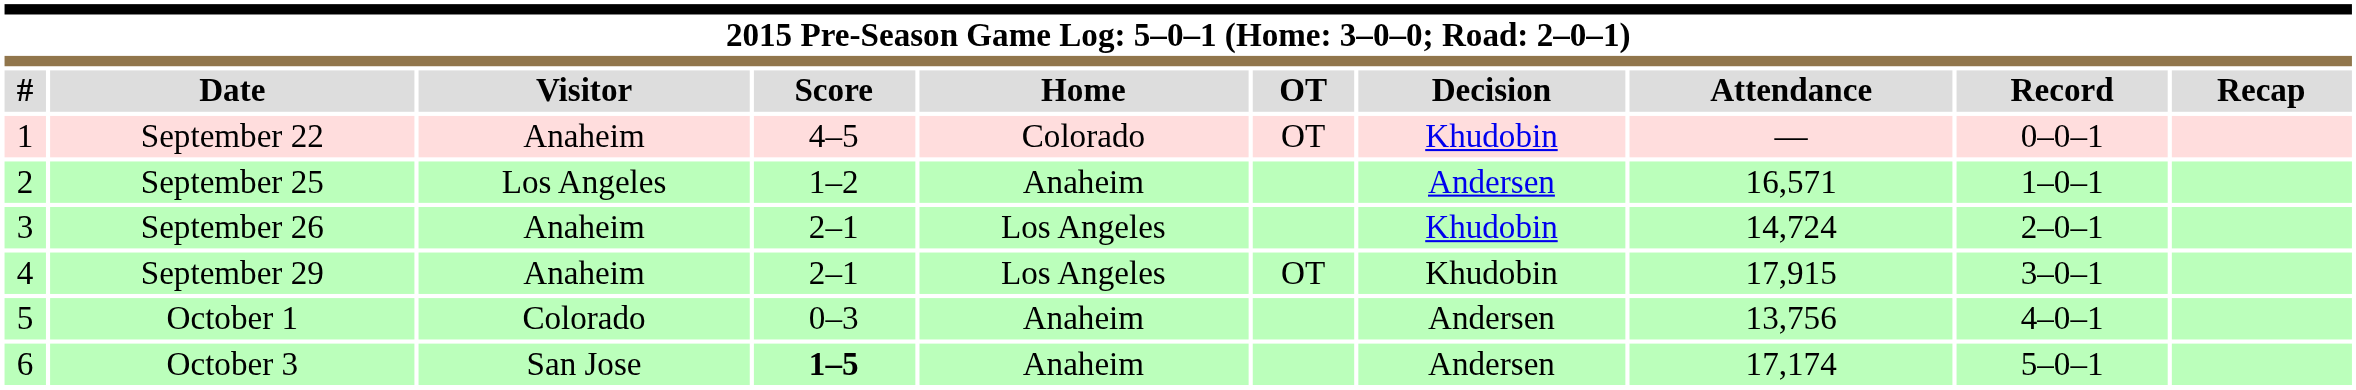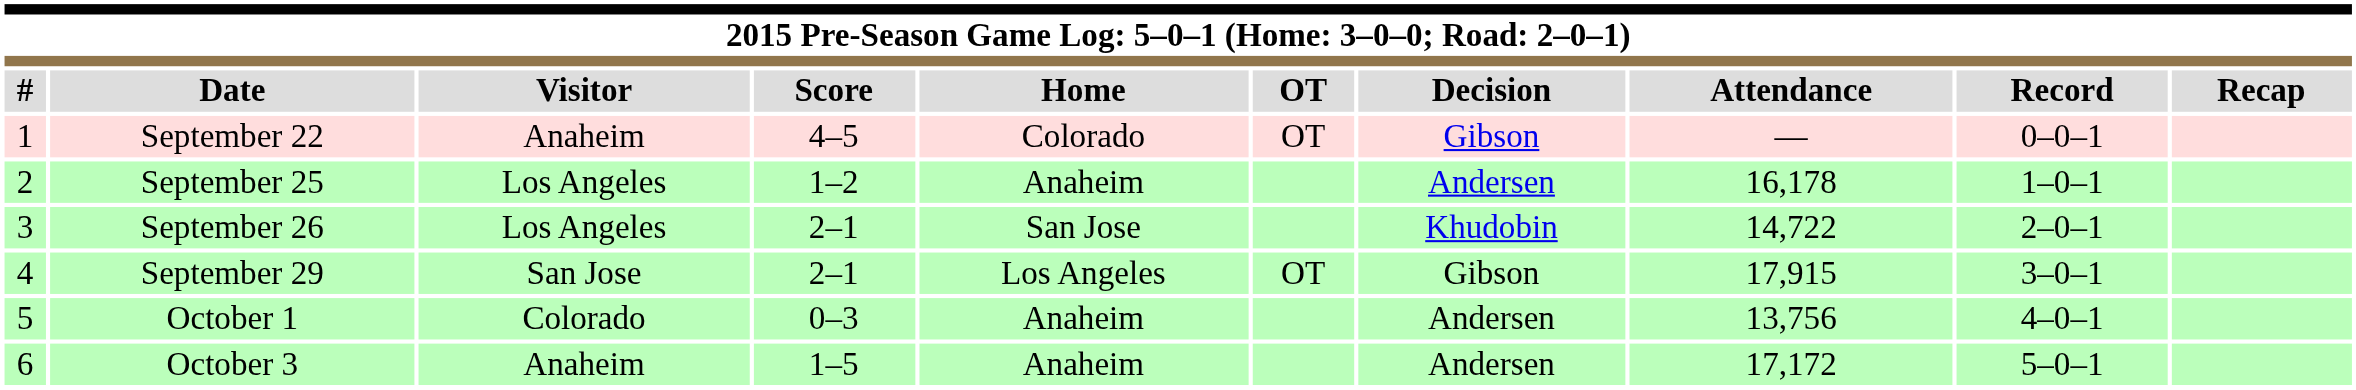(1491, 136) Khudobin -> (1491, 136) Gibson
(1791, 181) 16,571 -> (1791, 181) 16,178
(584, 227) Anaheim -> (584, 227) Los Angeles
(1083, 227) Los Angeles -> (1083, 227) San Jose
(1791, 227) 14,724 -> (1791, 227) 14,722
(584, 272) Anaheim -> (584, 272) San Jose
(1491, 272) Khudobin -> (1491, 272) Gibson
(584, 363) San Jose -> (584, 363) Anaheim
(834, 363) bold -> (834, 363) normal
(1791, 363) 17,174 -> (1791, 363) 17,172
